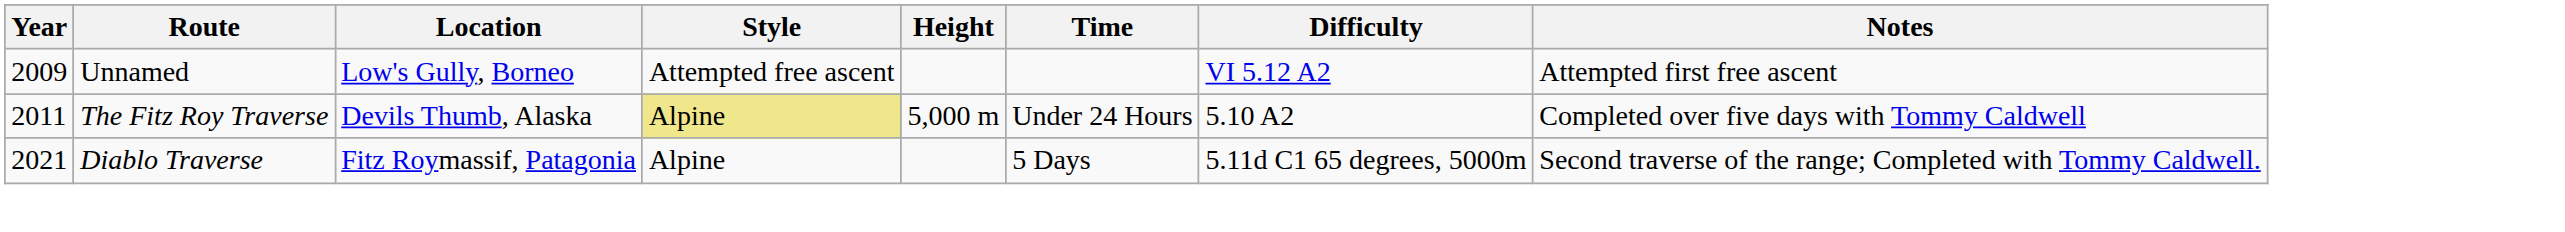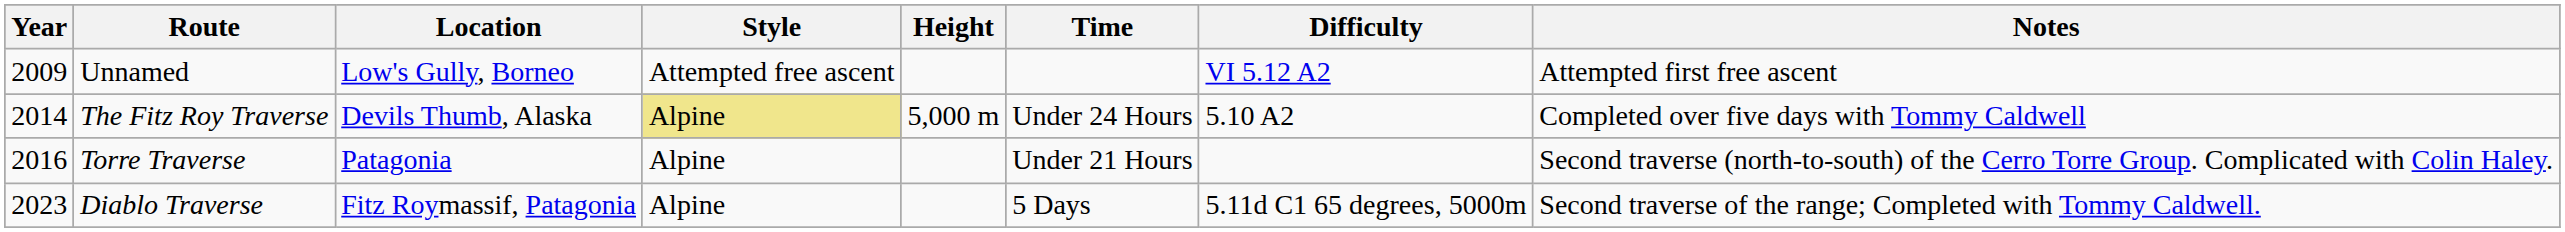(39, 115) 2011 -> (39, 115) 2014
+ row: (163, 159)
(39, 159) 2021 -> (39, 204) 2023
